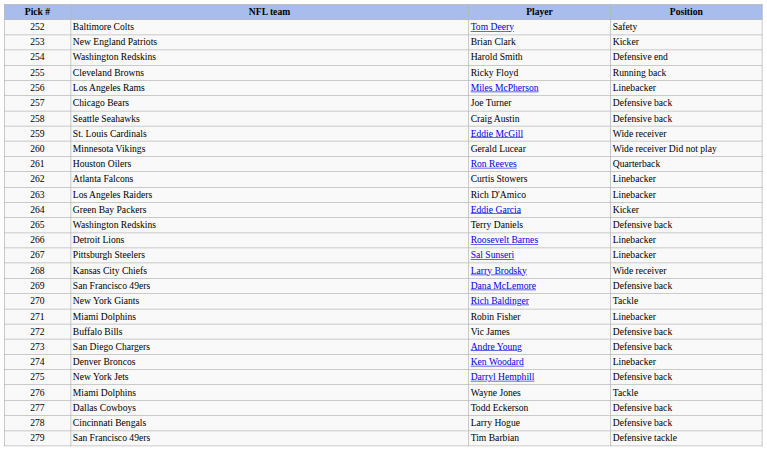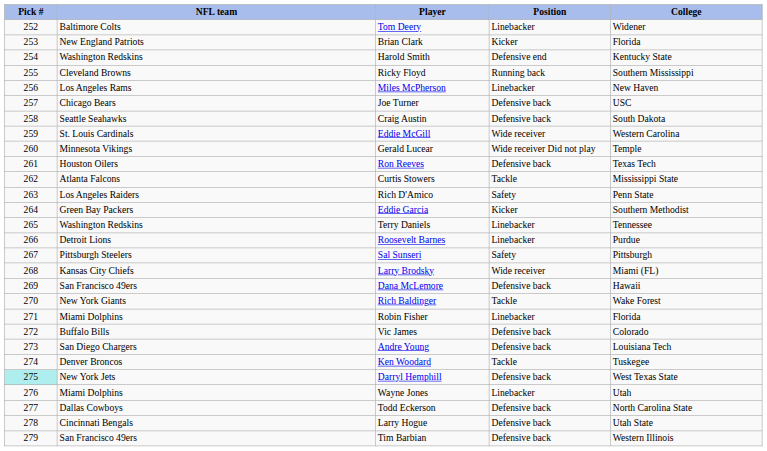+ column: (686, 12)
(625, 27) Safety -> (513, 27) Linebacker
(636, 164) Quarterback -> (521, 164) Defensive back
(634, 179) Linebacker -> (504, 179) Tackle
(634, 194) Linebacker -> (504, 194) Safety
(642, 225) Defensive back -> (513, 225) Linebacker
(634, 255) Linebacker -> (504, 255) Safety
(634, 362) Linebacker -> (504, 362) Tackle
(37, 377) no background -> (31, 377) paleturquoise background
(625, 392) Tackle -> (513, 392) Linebacker
(645, 438) Defensive tackle -> (521, 438) Defensive back
